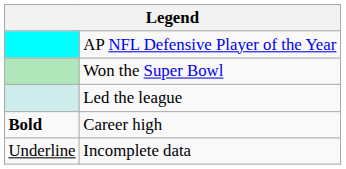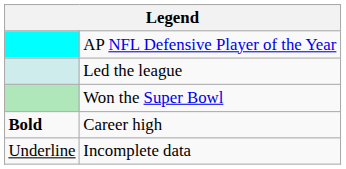rows swapped: (153, 71) <-> (133, 97)
